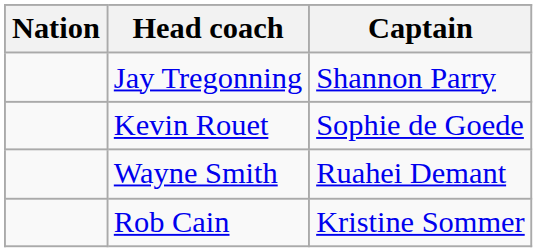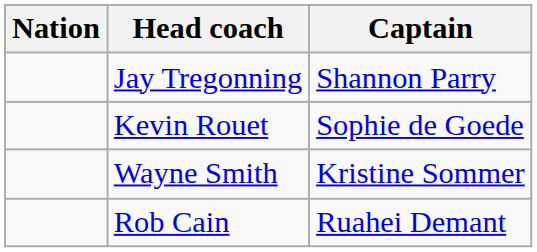(411, 173) Ruahei Demant -> (420, 173) Kristine Sommer
(420, 221) Kristine Sommer -> (411, 221) Ruahei Demant
